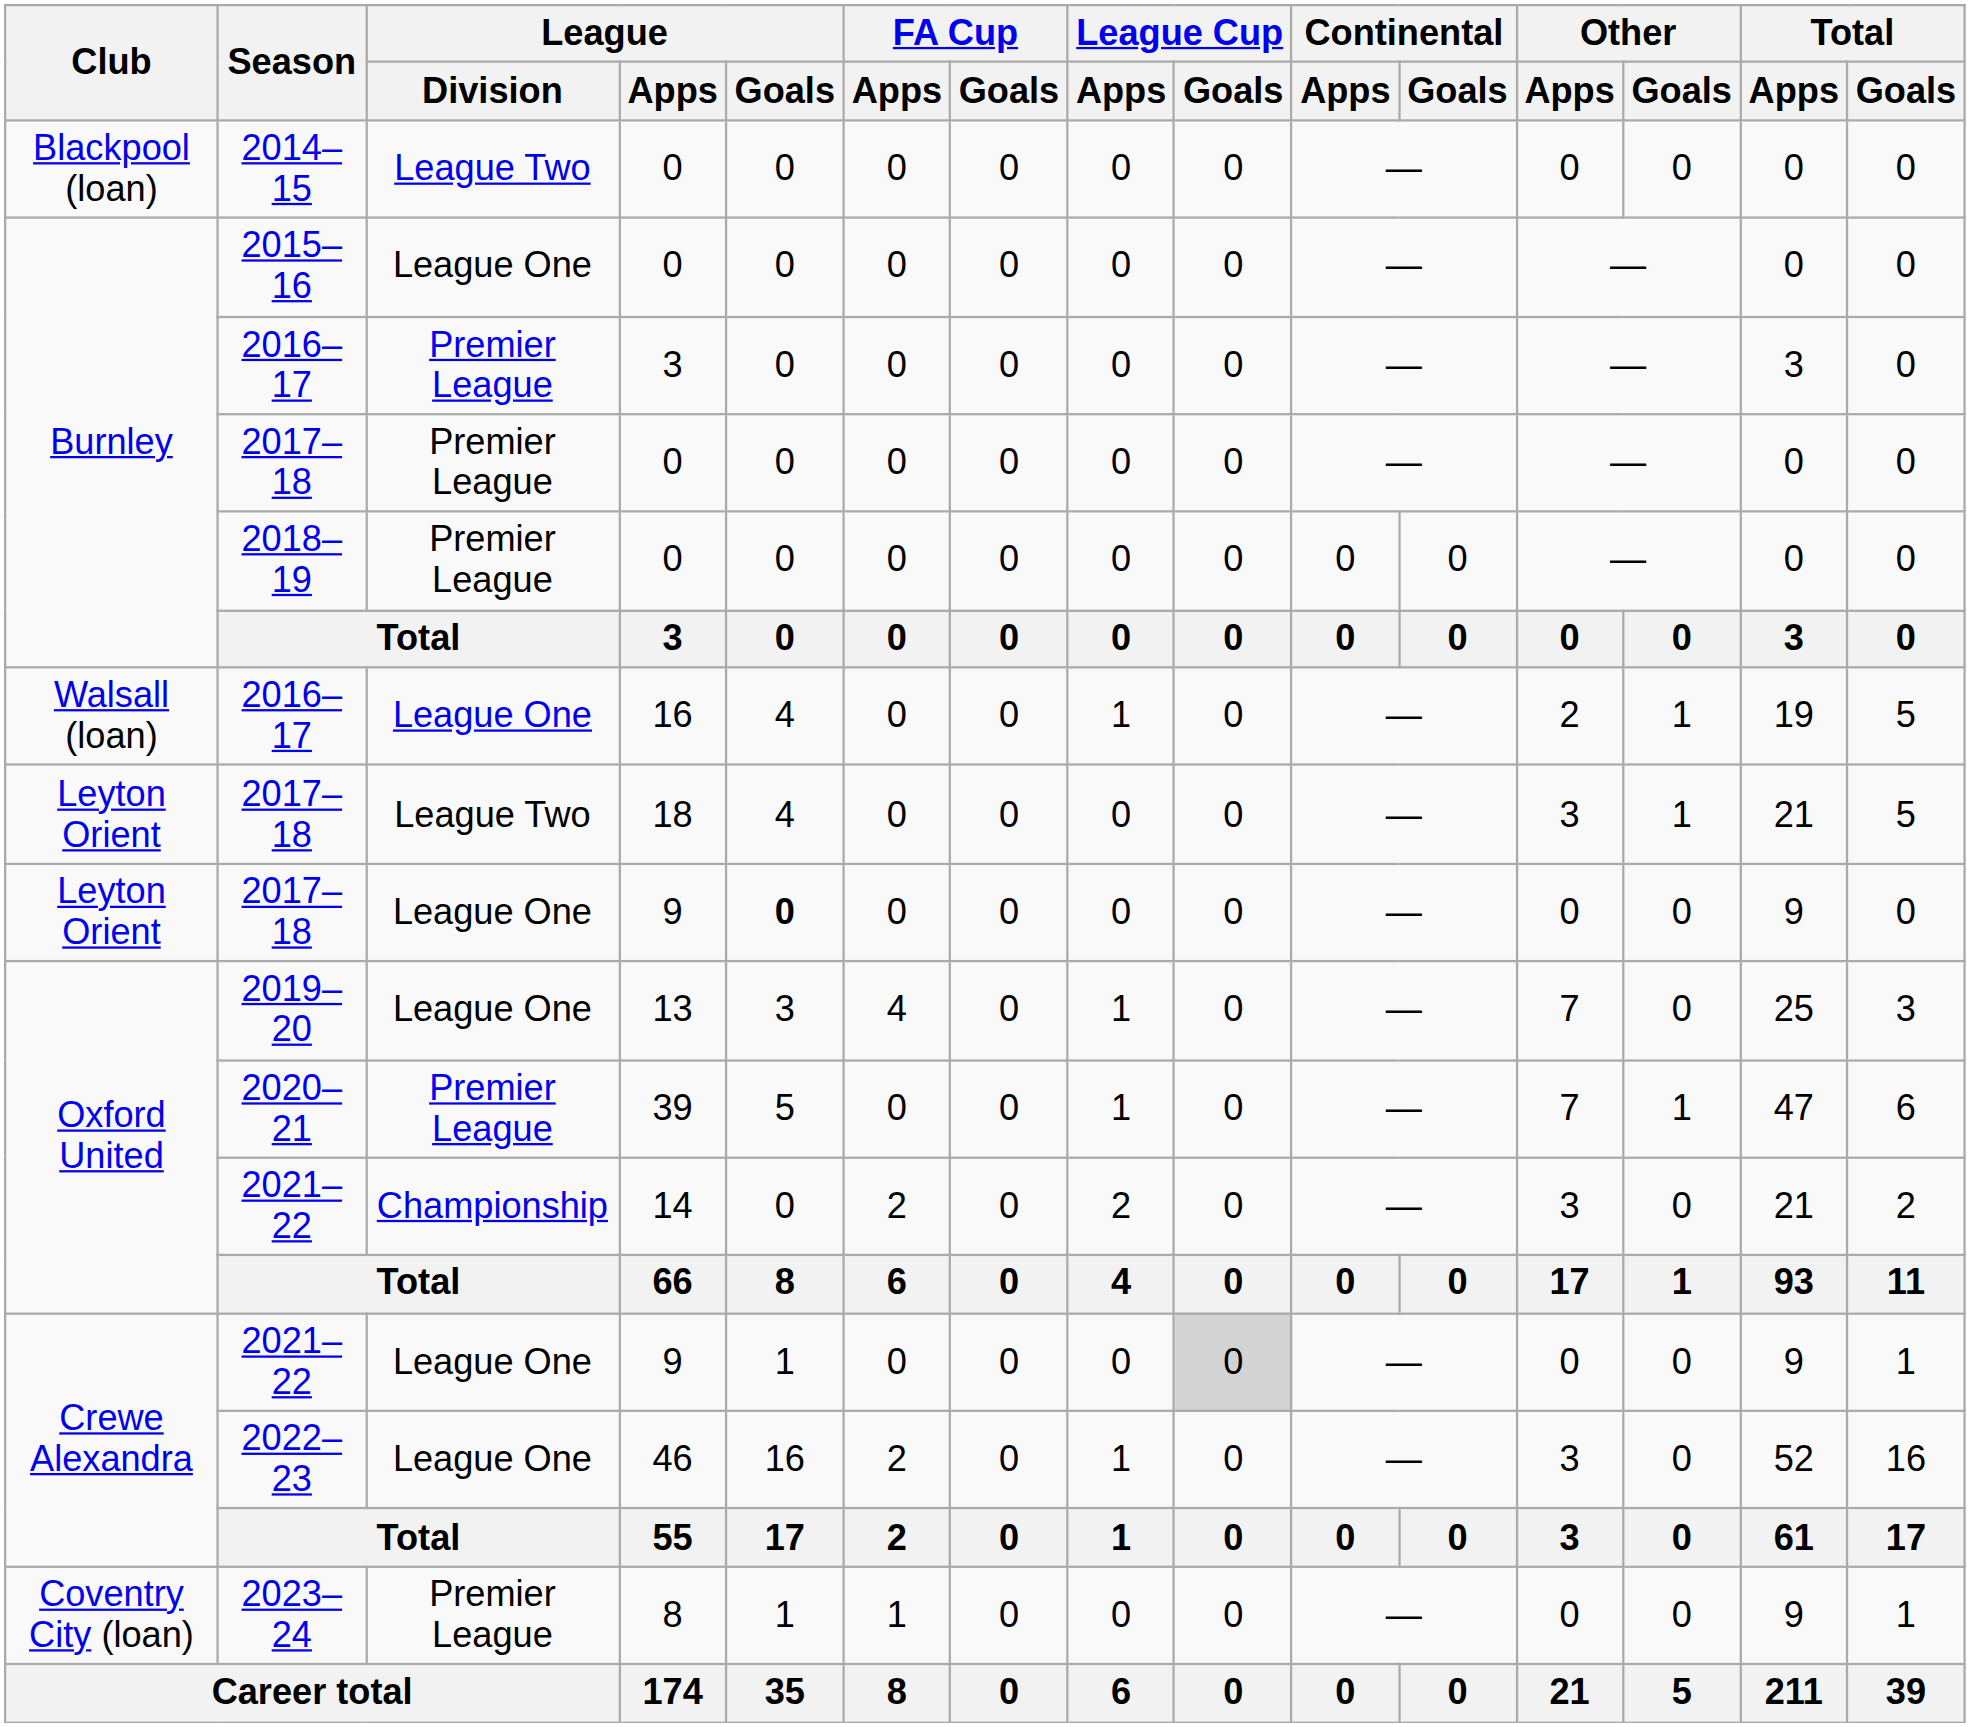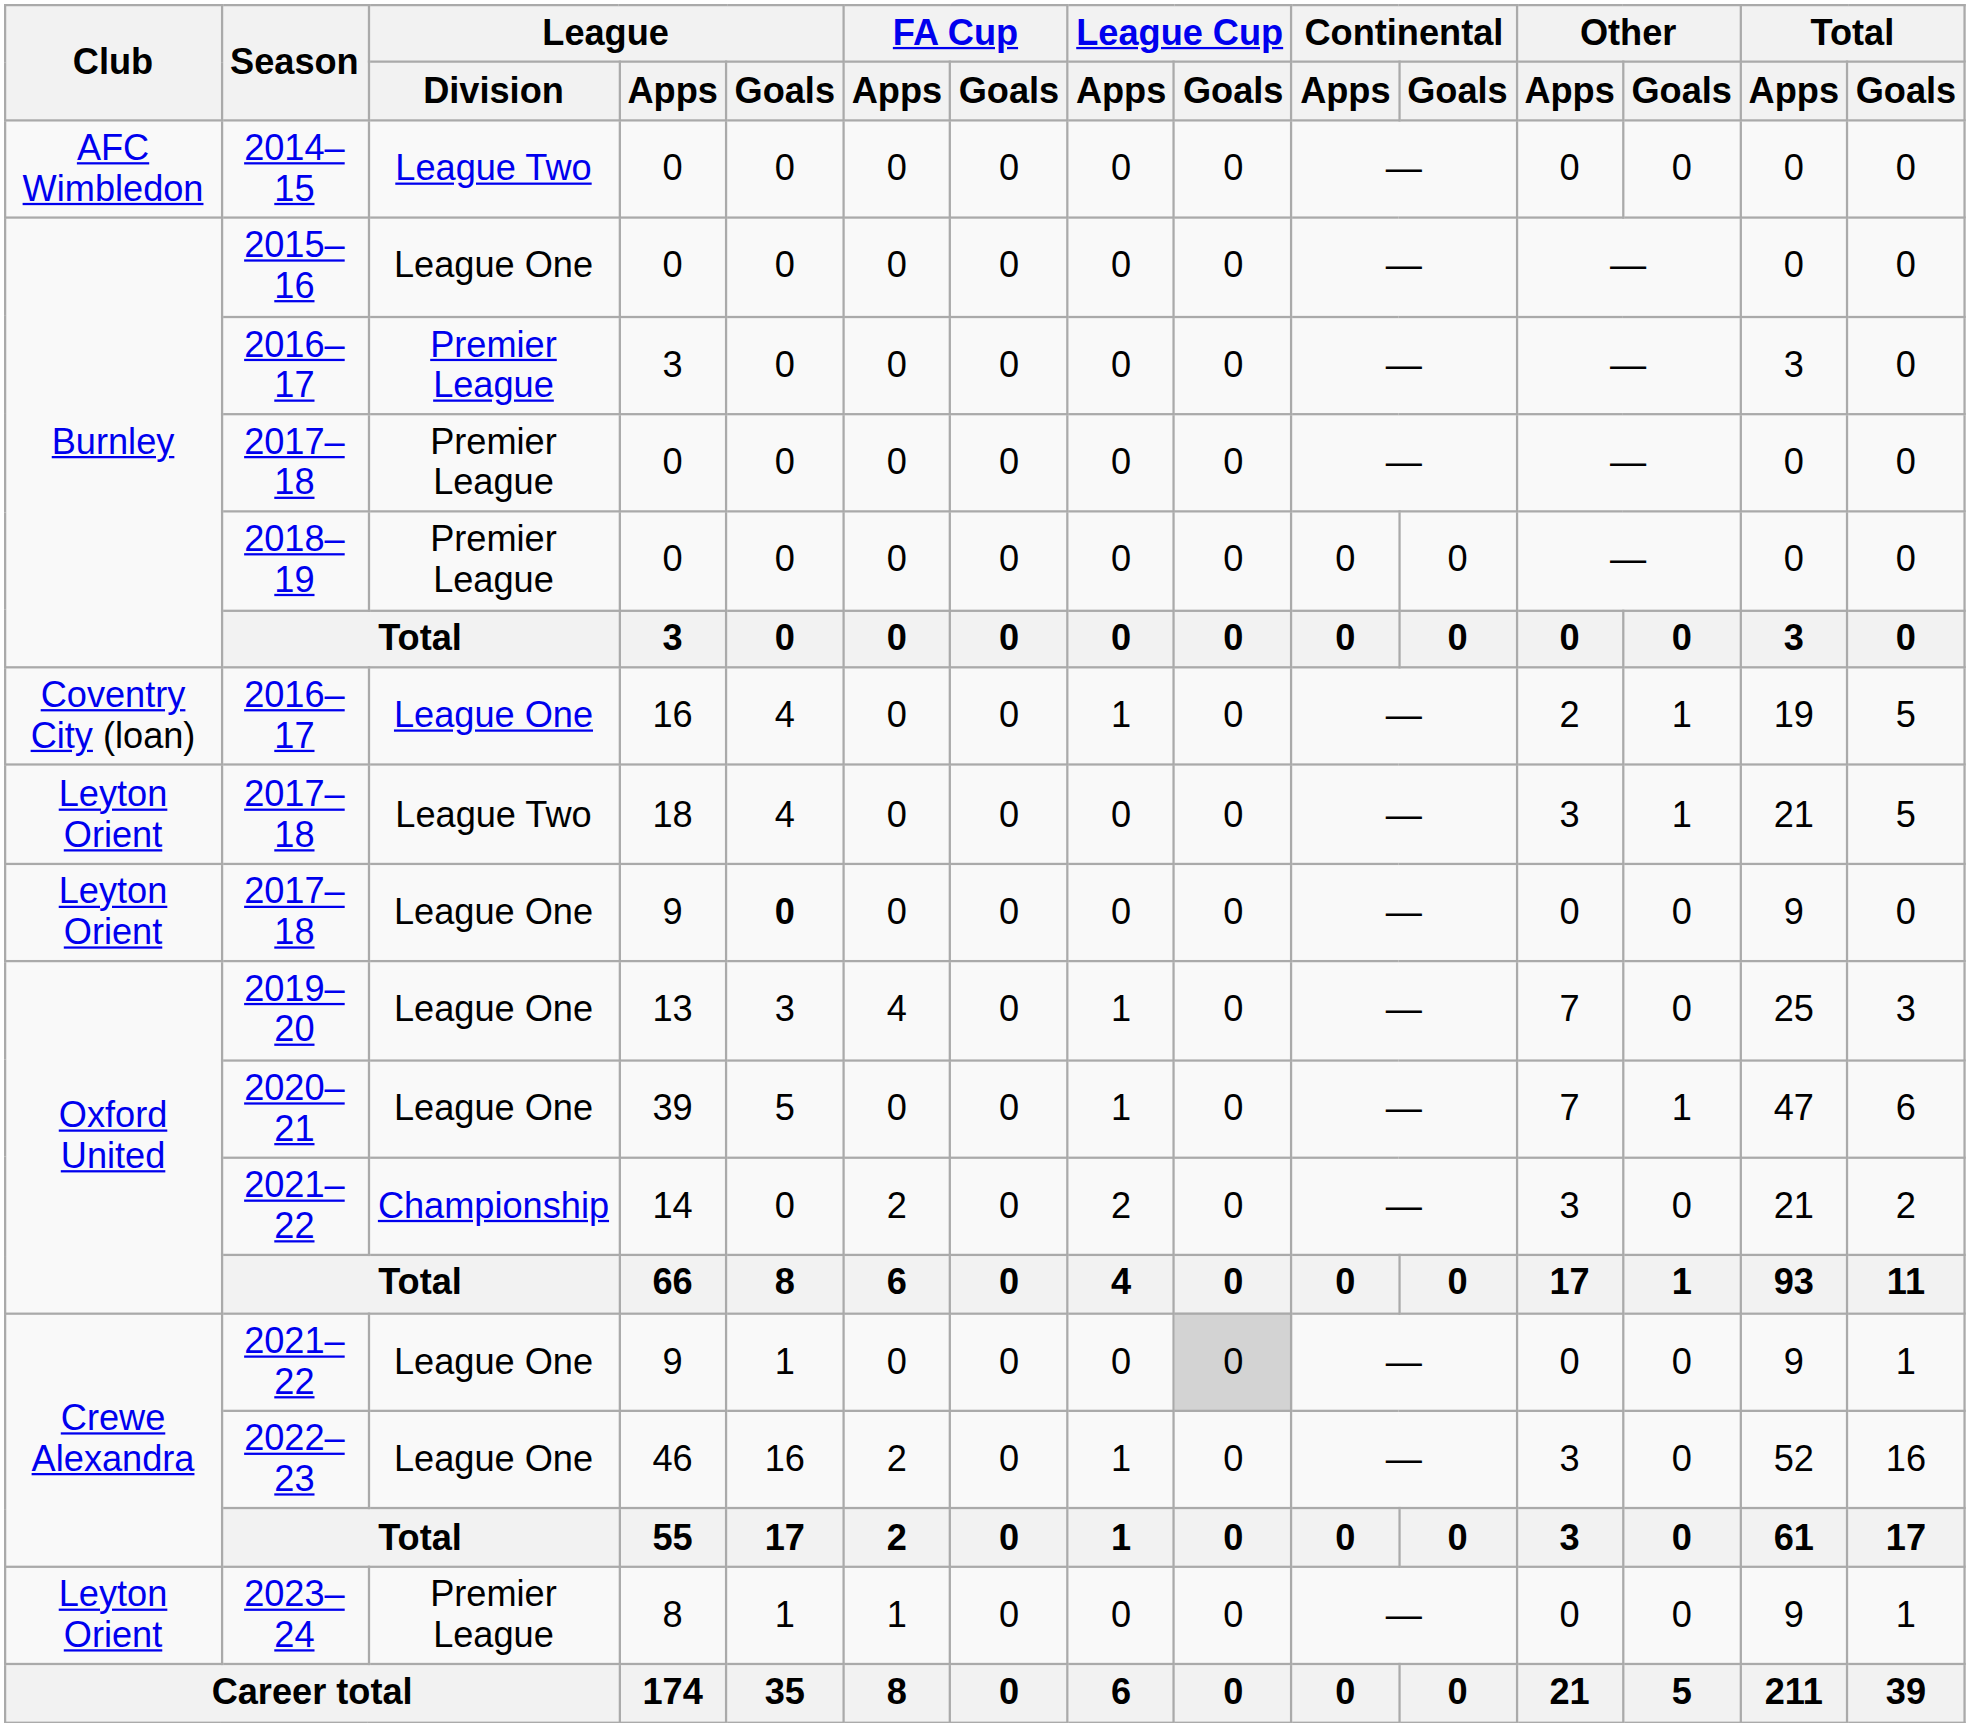(111, 168) Blackpool (loan) -> (113, 168) AFC Wimbledon
(111, 715) Walsall (loan) -> (113, 715) Coventry City (loan)
(492, 1107) Premier League -> (493, 1107) League One
(111, 1614) Coventry City (loan) -> (113, 1614) Leyton Orient
